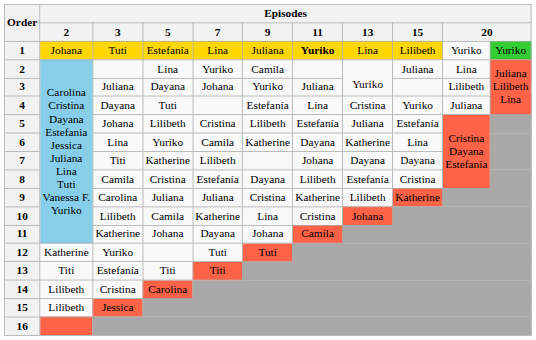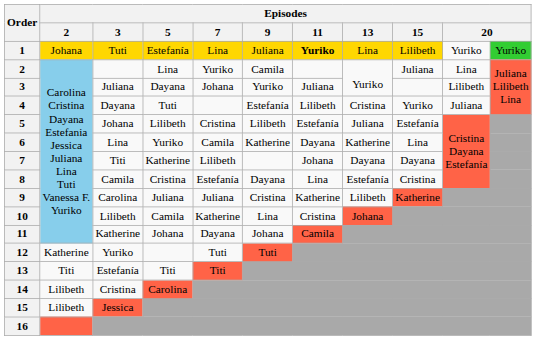(318, 105) Lina -> (318, 105) Lilibeth
(318, 178) Lilibeth -> (318, 178) Lina
